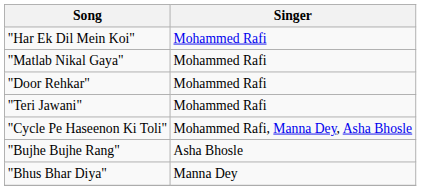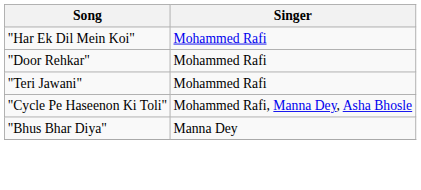- row: (66, 61)
- row: (64, 151)
